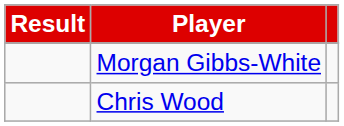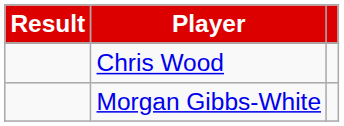rows swapped: (160, 101) <-> (209, 62)
